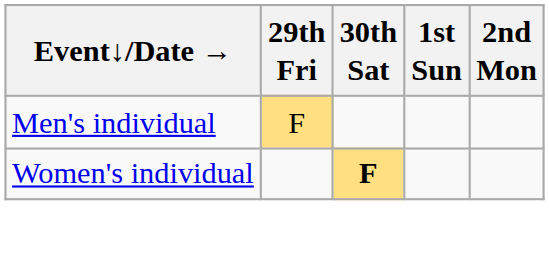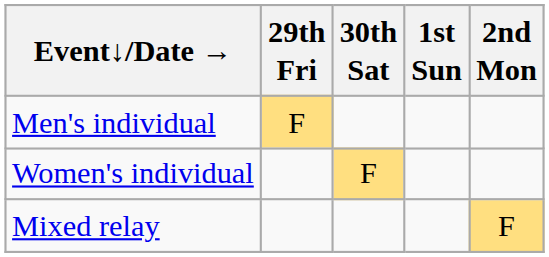(368, 174) bold -> (368, 174) normal
+ row: (86, 226)
